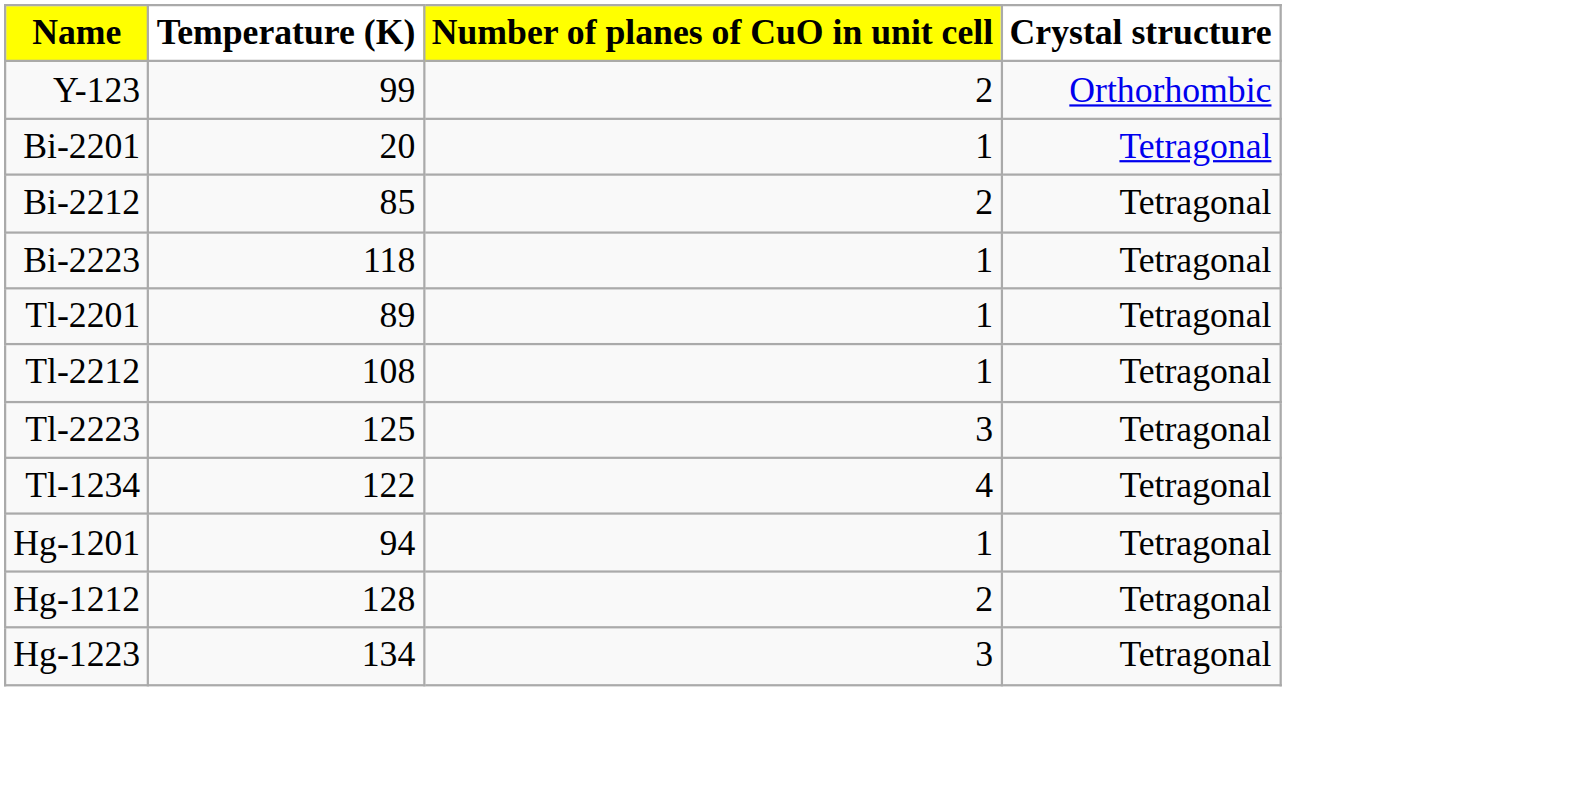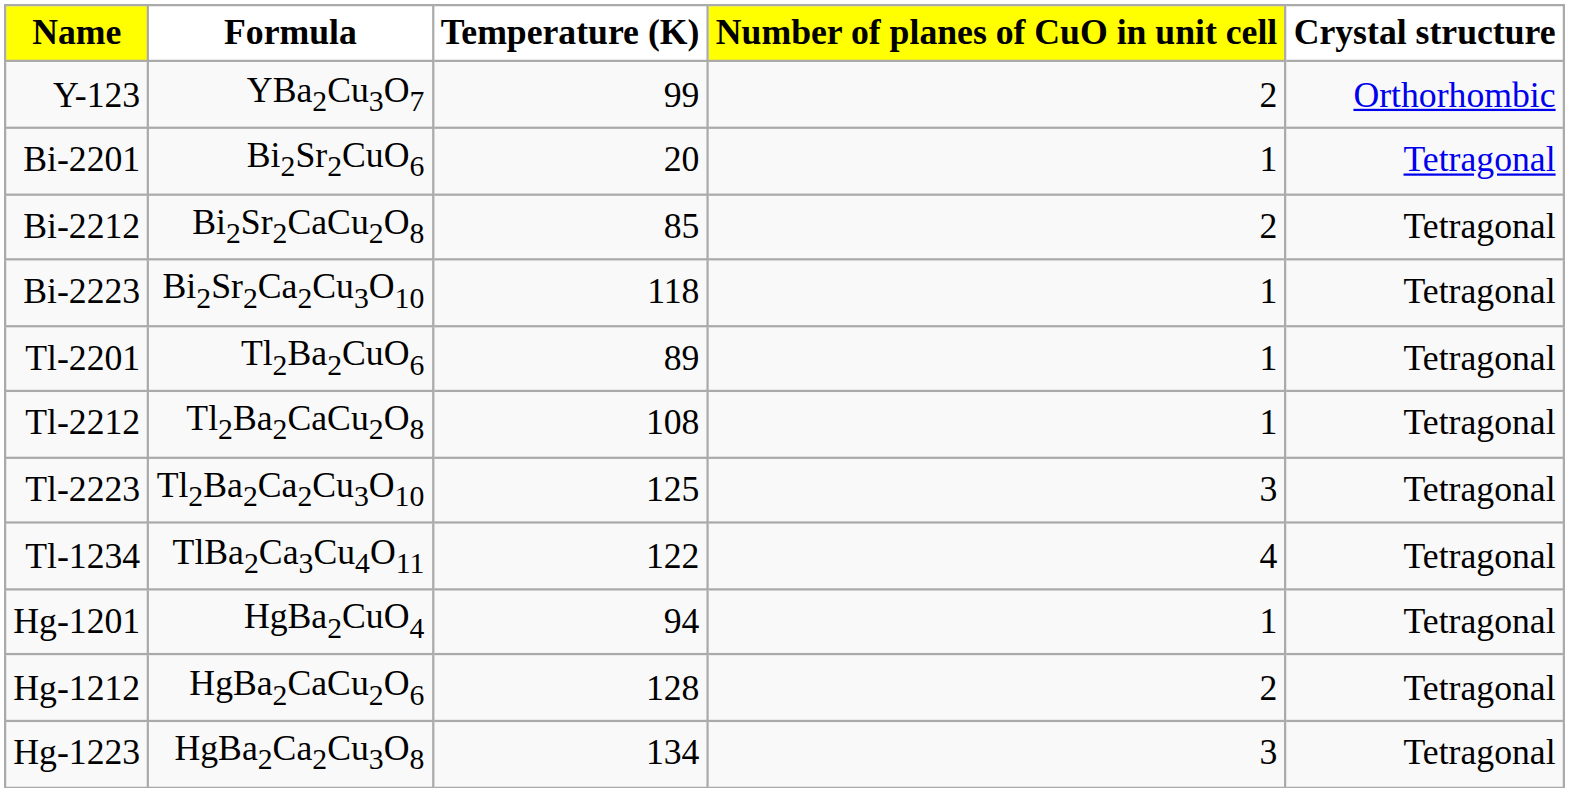+ column: (290, 32)
